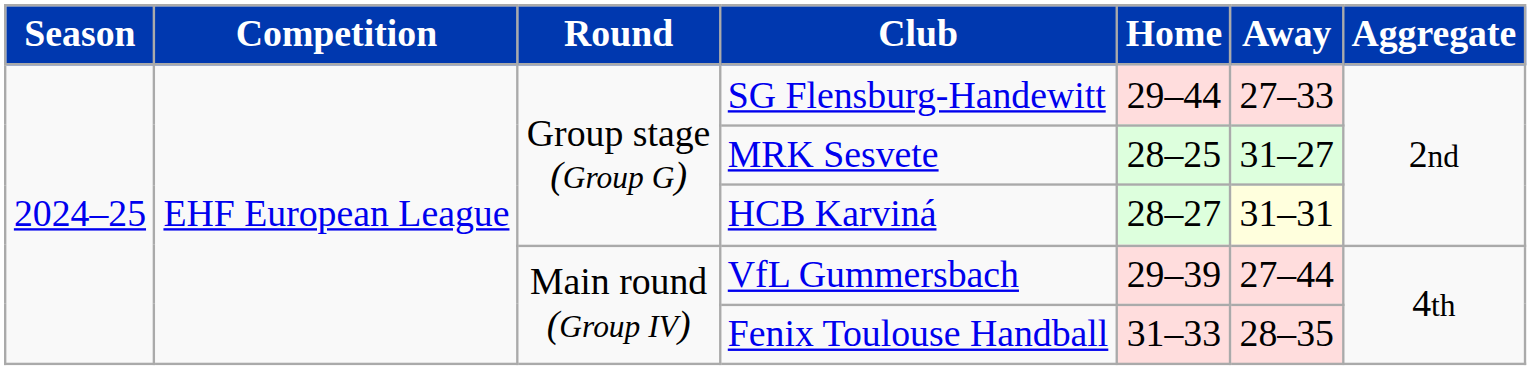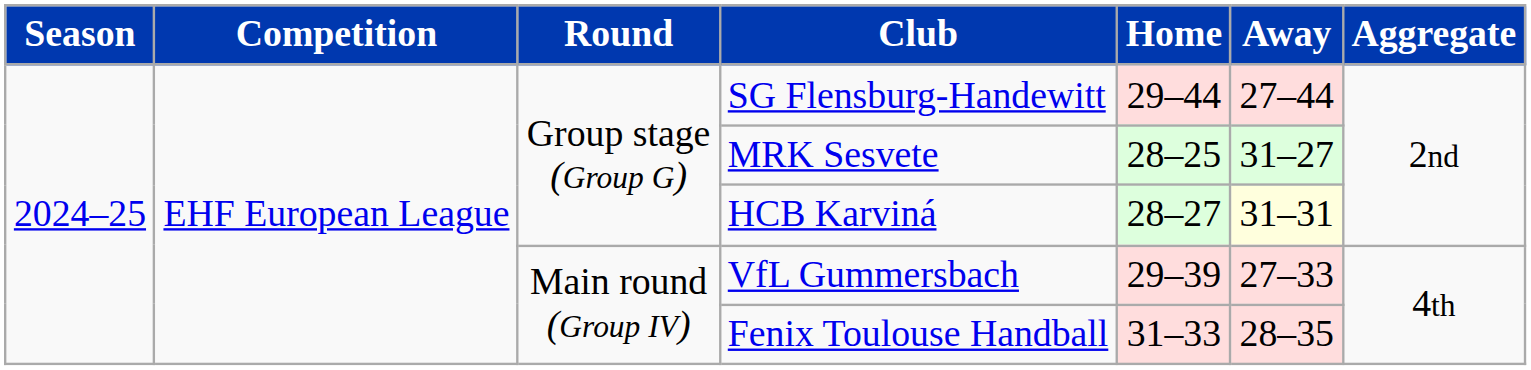(1287, 94) 27–33 -> (1287, 94) 27–44
(1287, 273) 27–44 -> (1287, 273) 27–33
